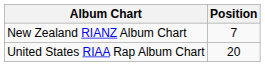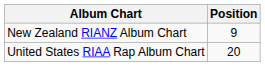(234, 33) 7 -> (234, 33) 9
